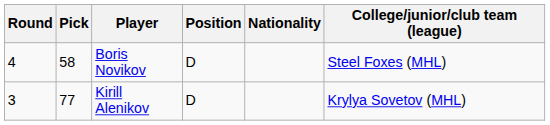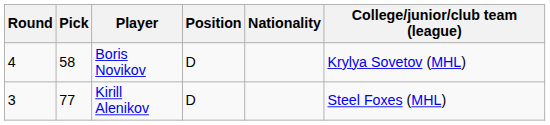(387, 62) Steel Foxes (MHL) -> (397, 62) Krylya Sovetov (MHL)
(397, 101) Krylya Sovetov (MHL) -> (387, 101) Steel Foxes (MHL)
